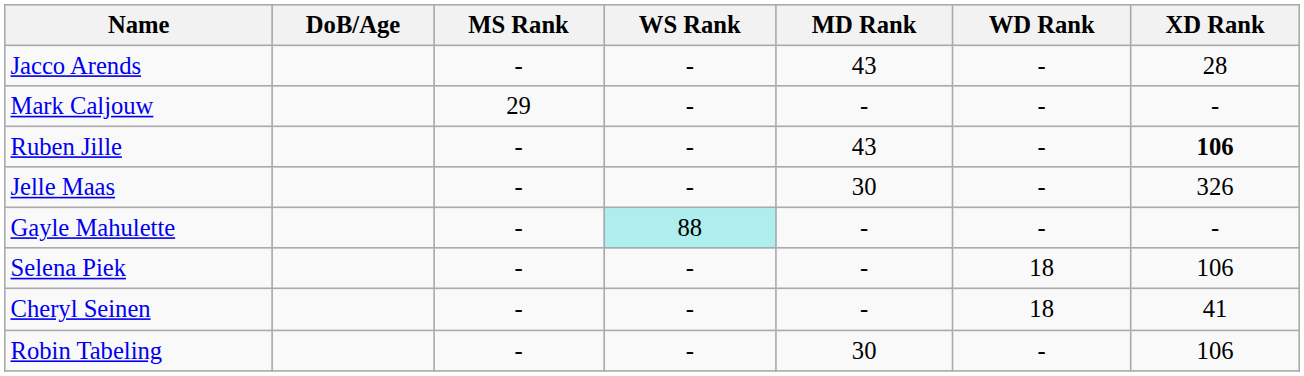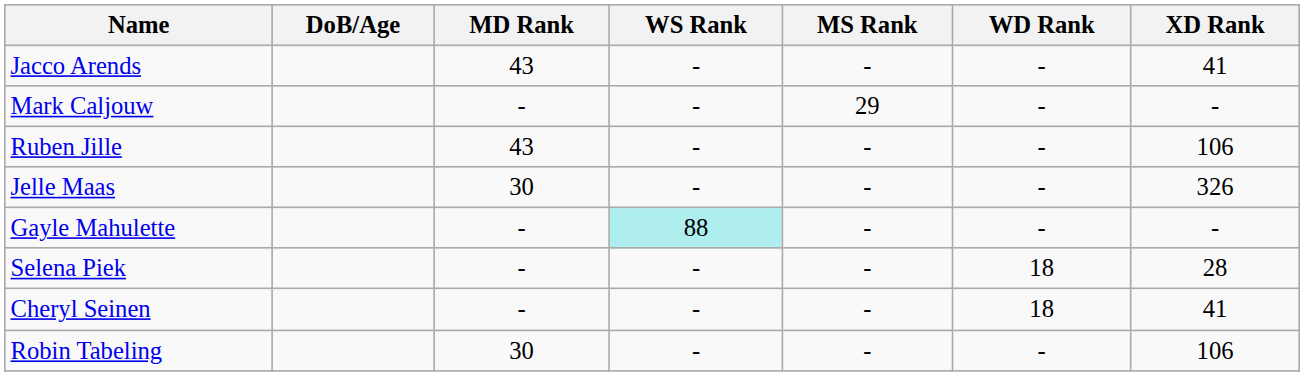columns swapped: (519, 24) <-> (864, 24)
(1215, 65) 28 -> (1215, 65) 41
(1215, 146) bold -> (1215, 146) normal
(1215, 268) 106 -> (1215, 268) 28
